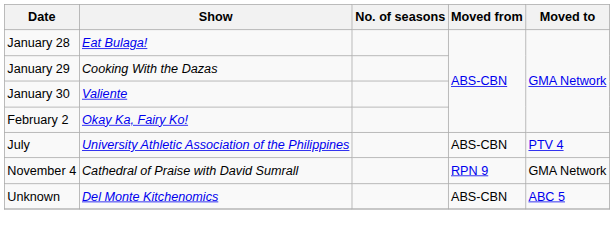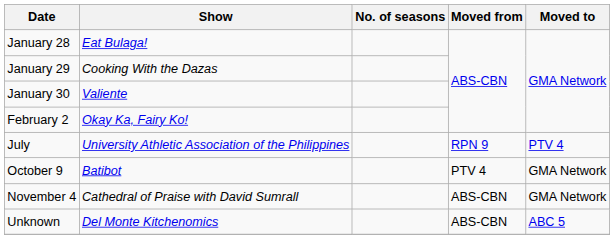(479, 145) ABS-CBN -> (470, 145) RPN 9
+ row: (35, 171)
(470, 171) RPN 9 -> (479, 196) ABS-CBN
